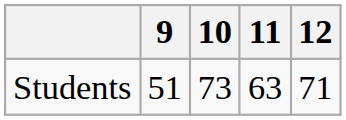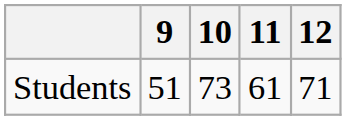(265, 86) 63 -> (265, 86) 61
